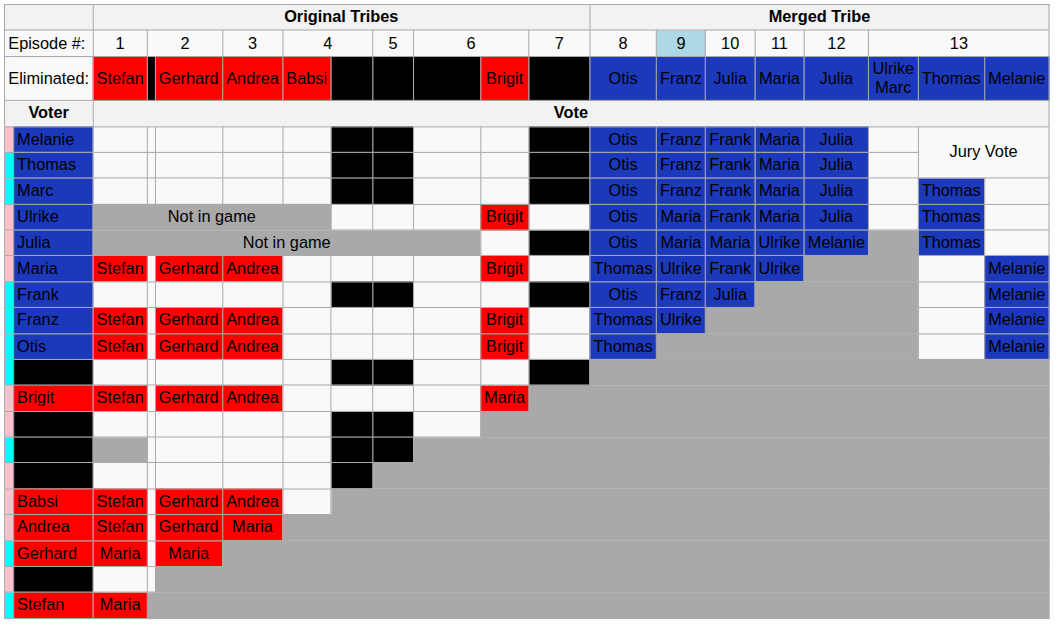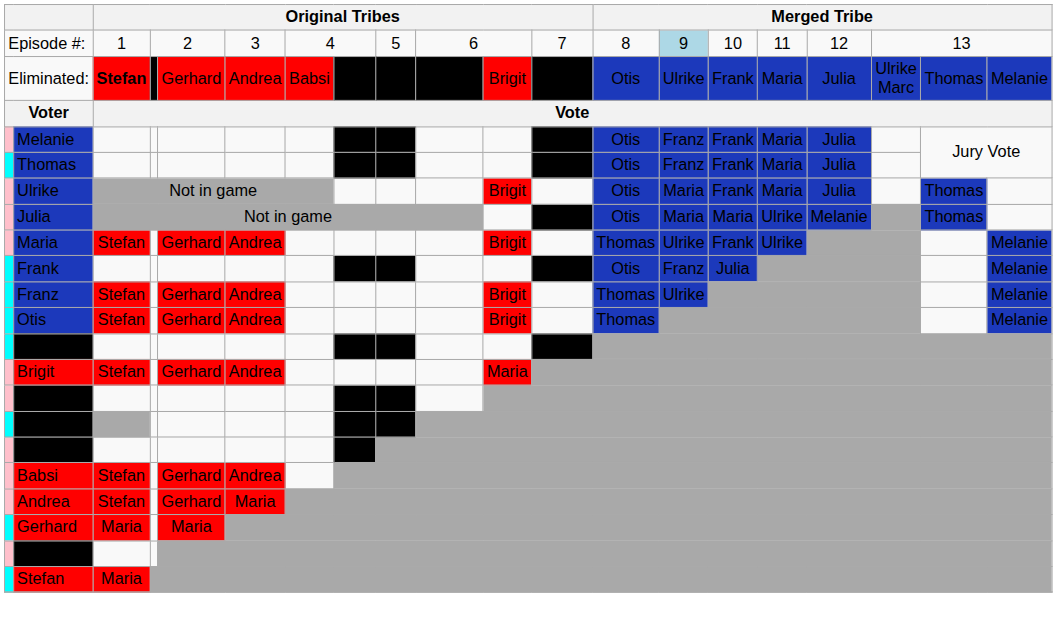(120, 78) normal -> (121, 78) bold
(681, 78) Franz -> (684, 78) Ulrike
(730, 78) Julia -> (733, 78) Frank
- row: (35, 191)
